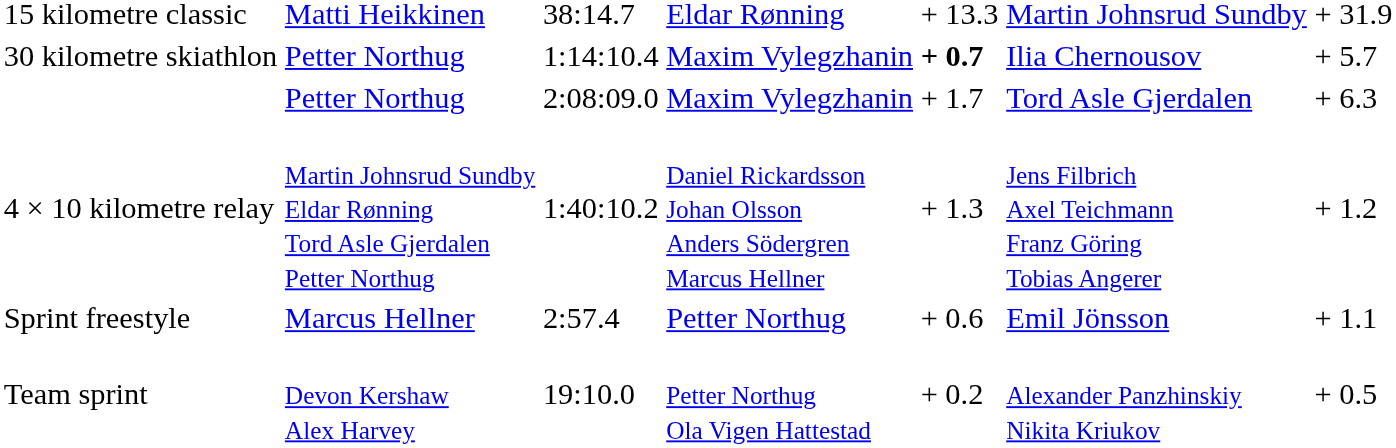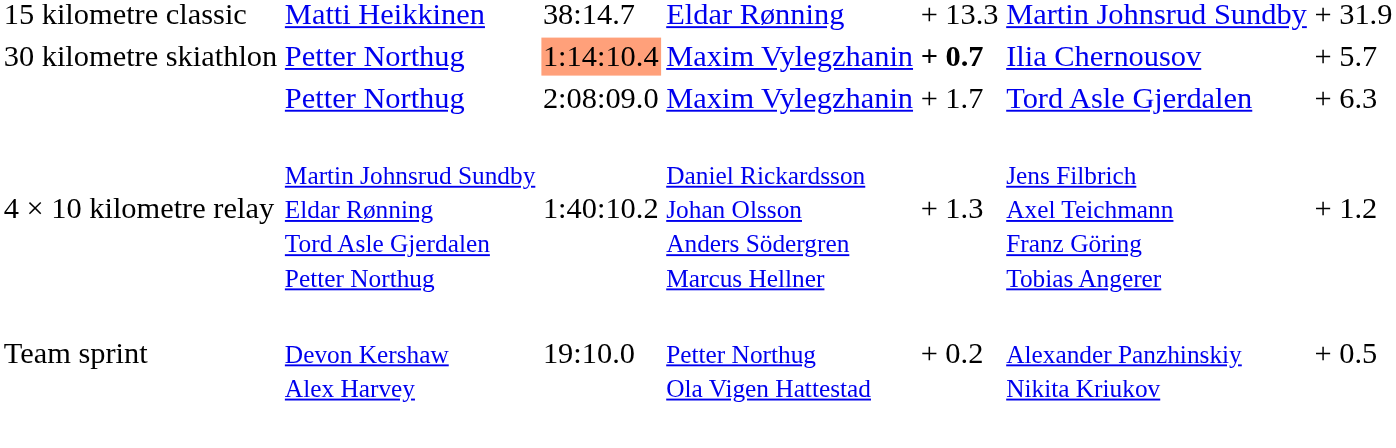(601, 56) no background -> (601, 56) lightsalmon background
- row: (97, 318)
